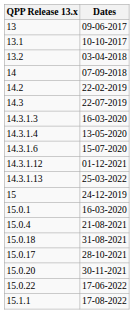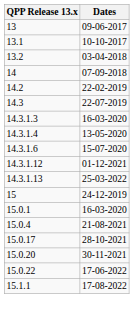- row: (21, 240)
